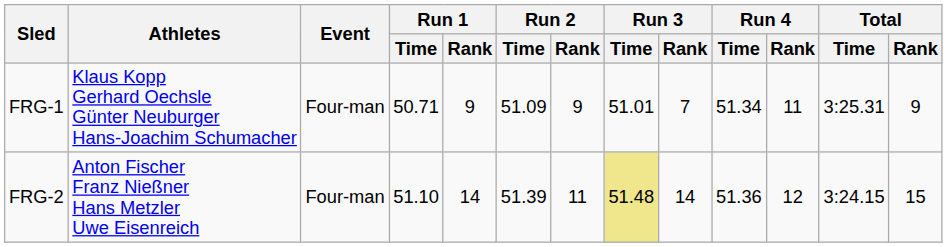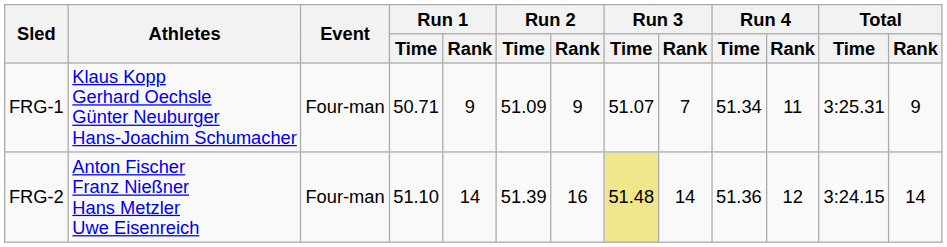(631, 108) 51.01 -> (631, 108) 51.07
(577, 198) 11 -> (577, 198) 16
(915, 198) 15 -> (915, 198) 14
